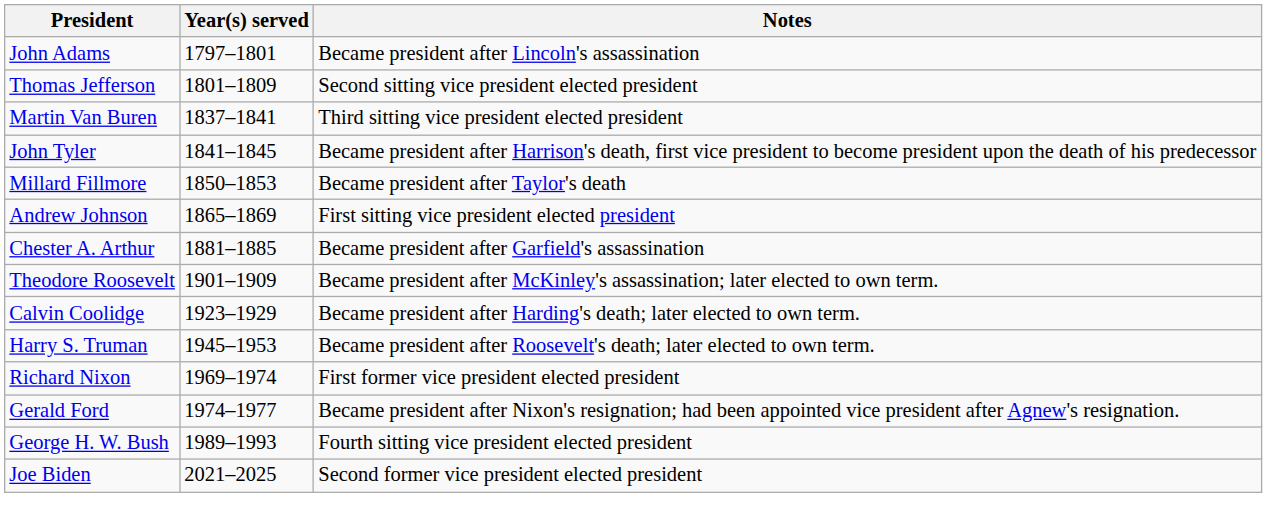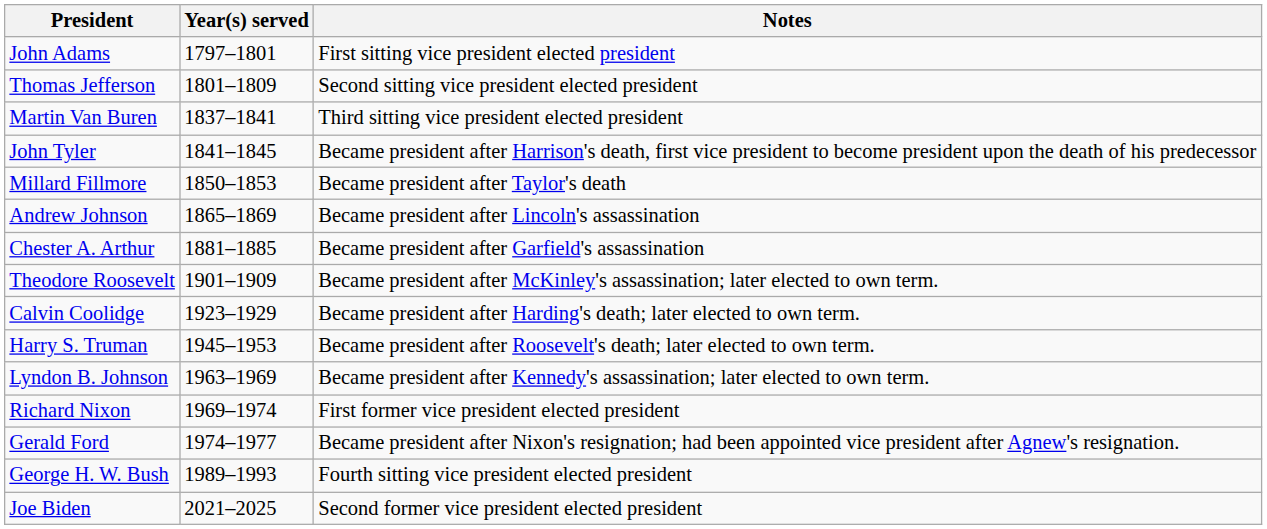(509, 53) Became president after Lincoln's assassination -> (497, 53) First sitting vice president elected president
(497, 215) First sitting vice president elected president -> (509, 215) Became president after Lincoln's assassination
+ row: (89, 378)
